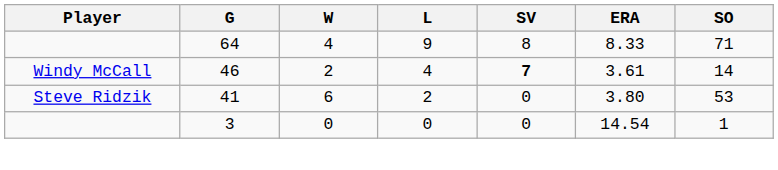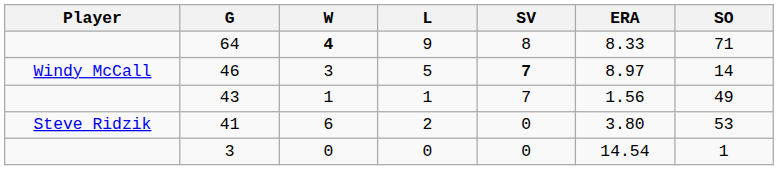(329, 45) normal -> (329, 45) bold
(329, 71) 2 -> (329, 71) 3
(427, 71) 4 -> (427, 71) 5
(625, 71) 3.61 -> (625, 71) 8.97
+ row: (230, 98)
